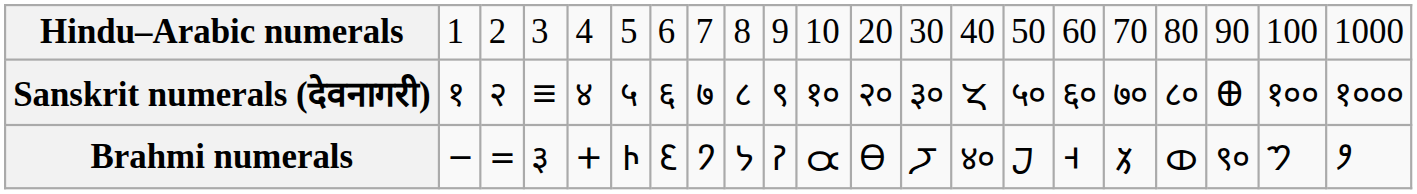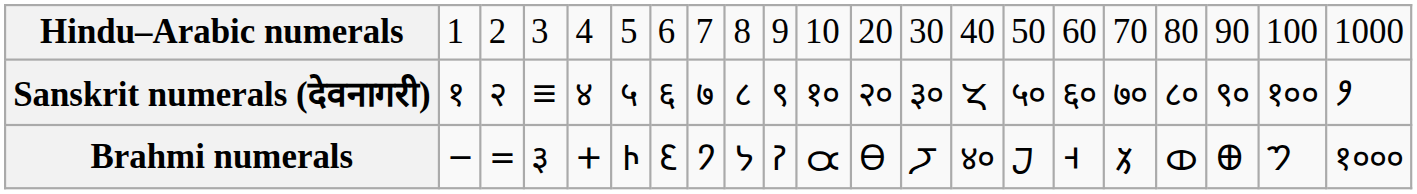(1229, 94) 𑁣 -> (1232, 94) ९०
(1369, 94) १००० -> (1344, 94) 𑁥
(1232, 158) ९० -> (1229, 158) 𑁣
(1344, 158) 𑁥 -> (1369, 158) १०००
